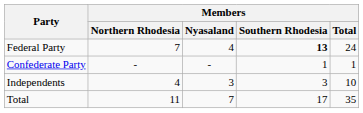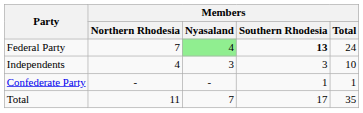(231, 47) no background -> (231, 47) lightgreen background
rows swapped: (36, 82) <-> (46, 64)
